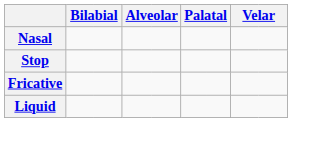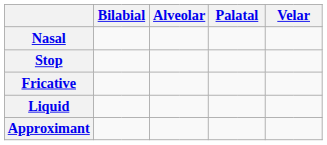+ row: (49, 128)
